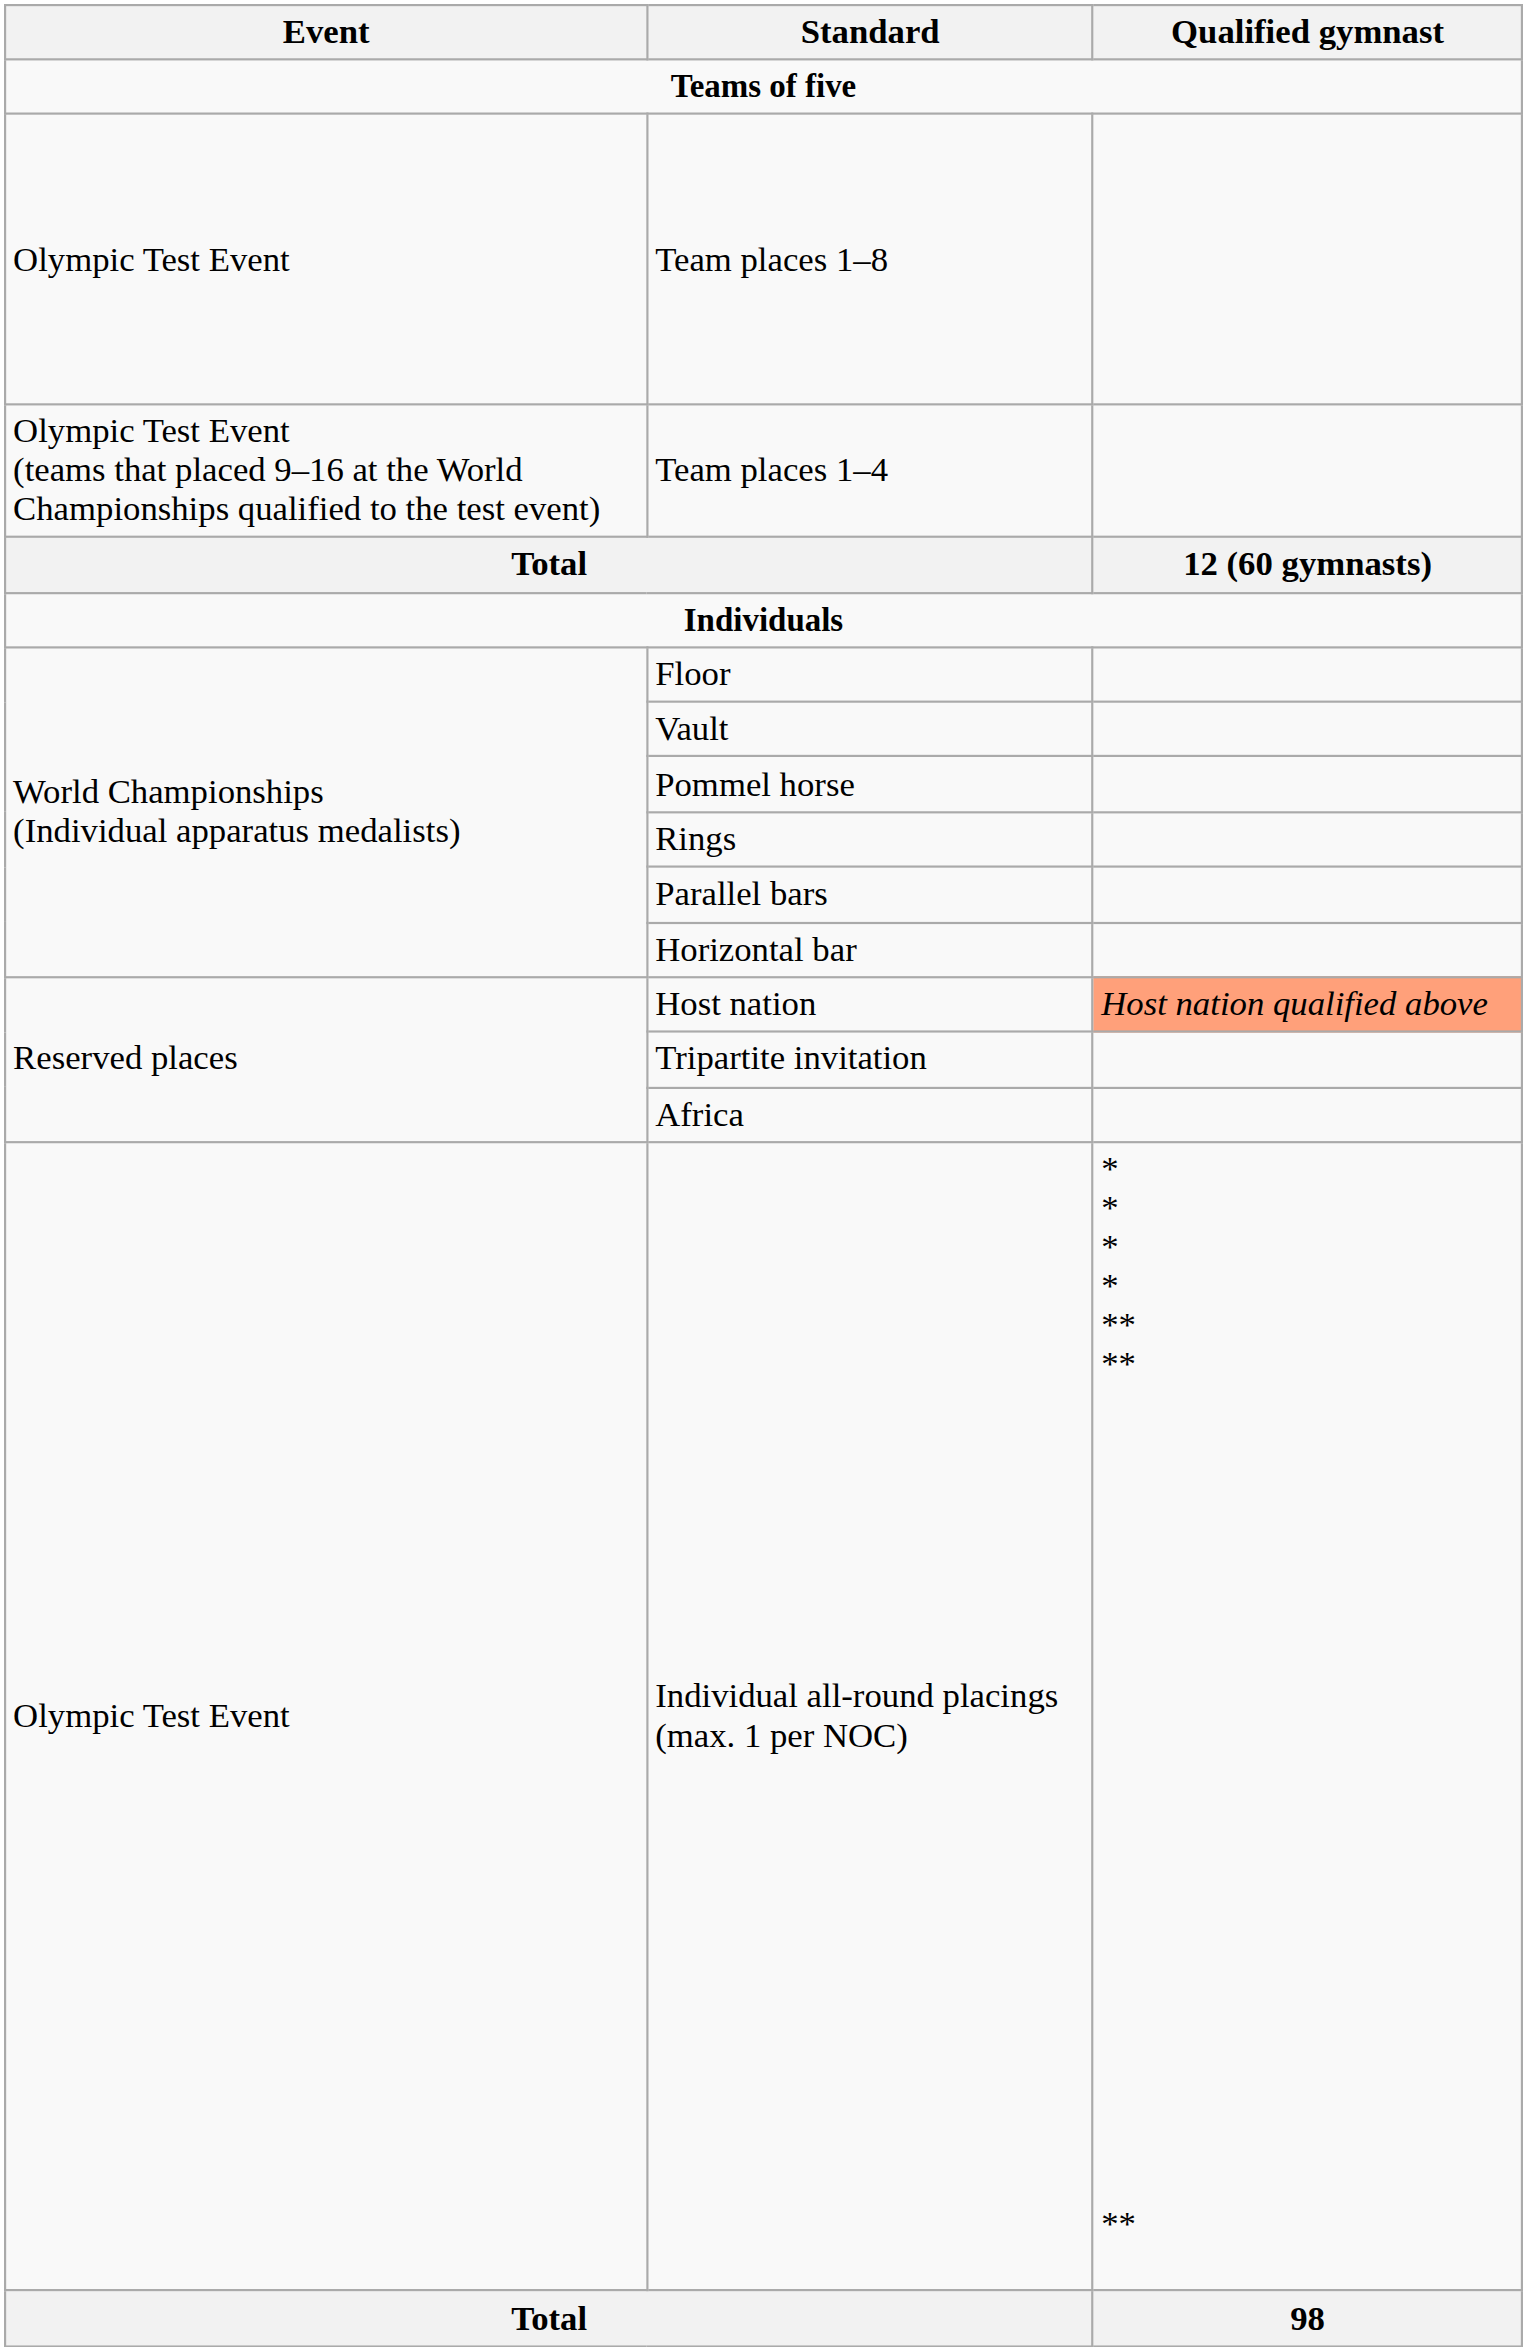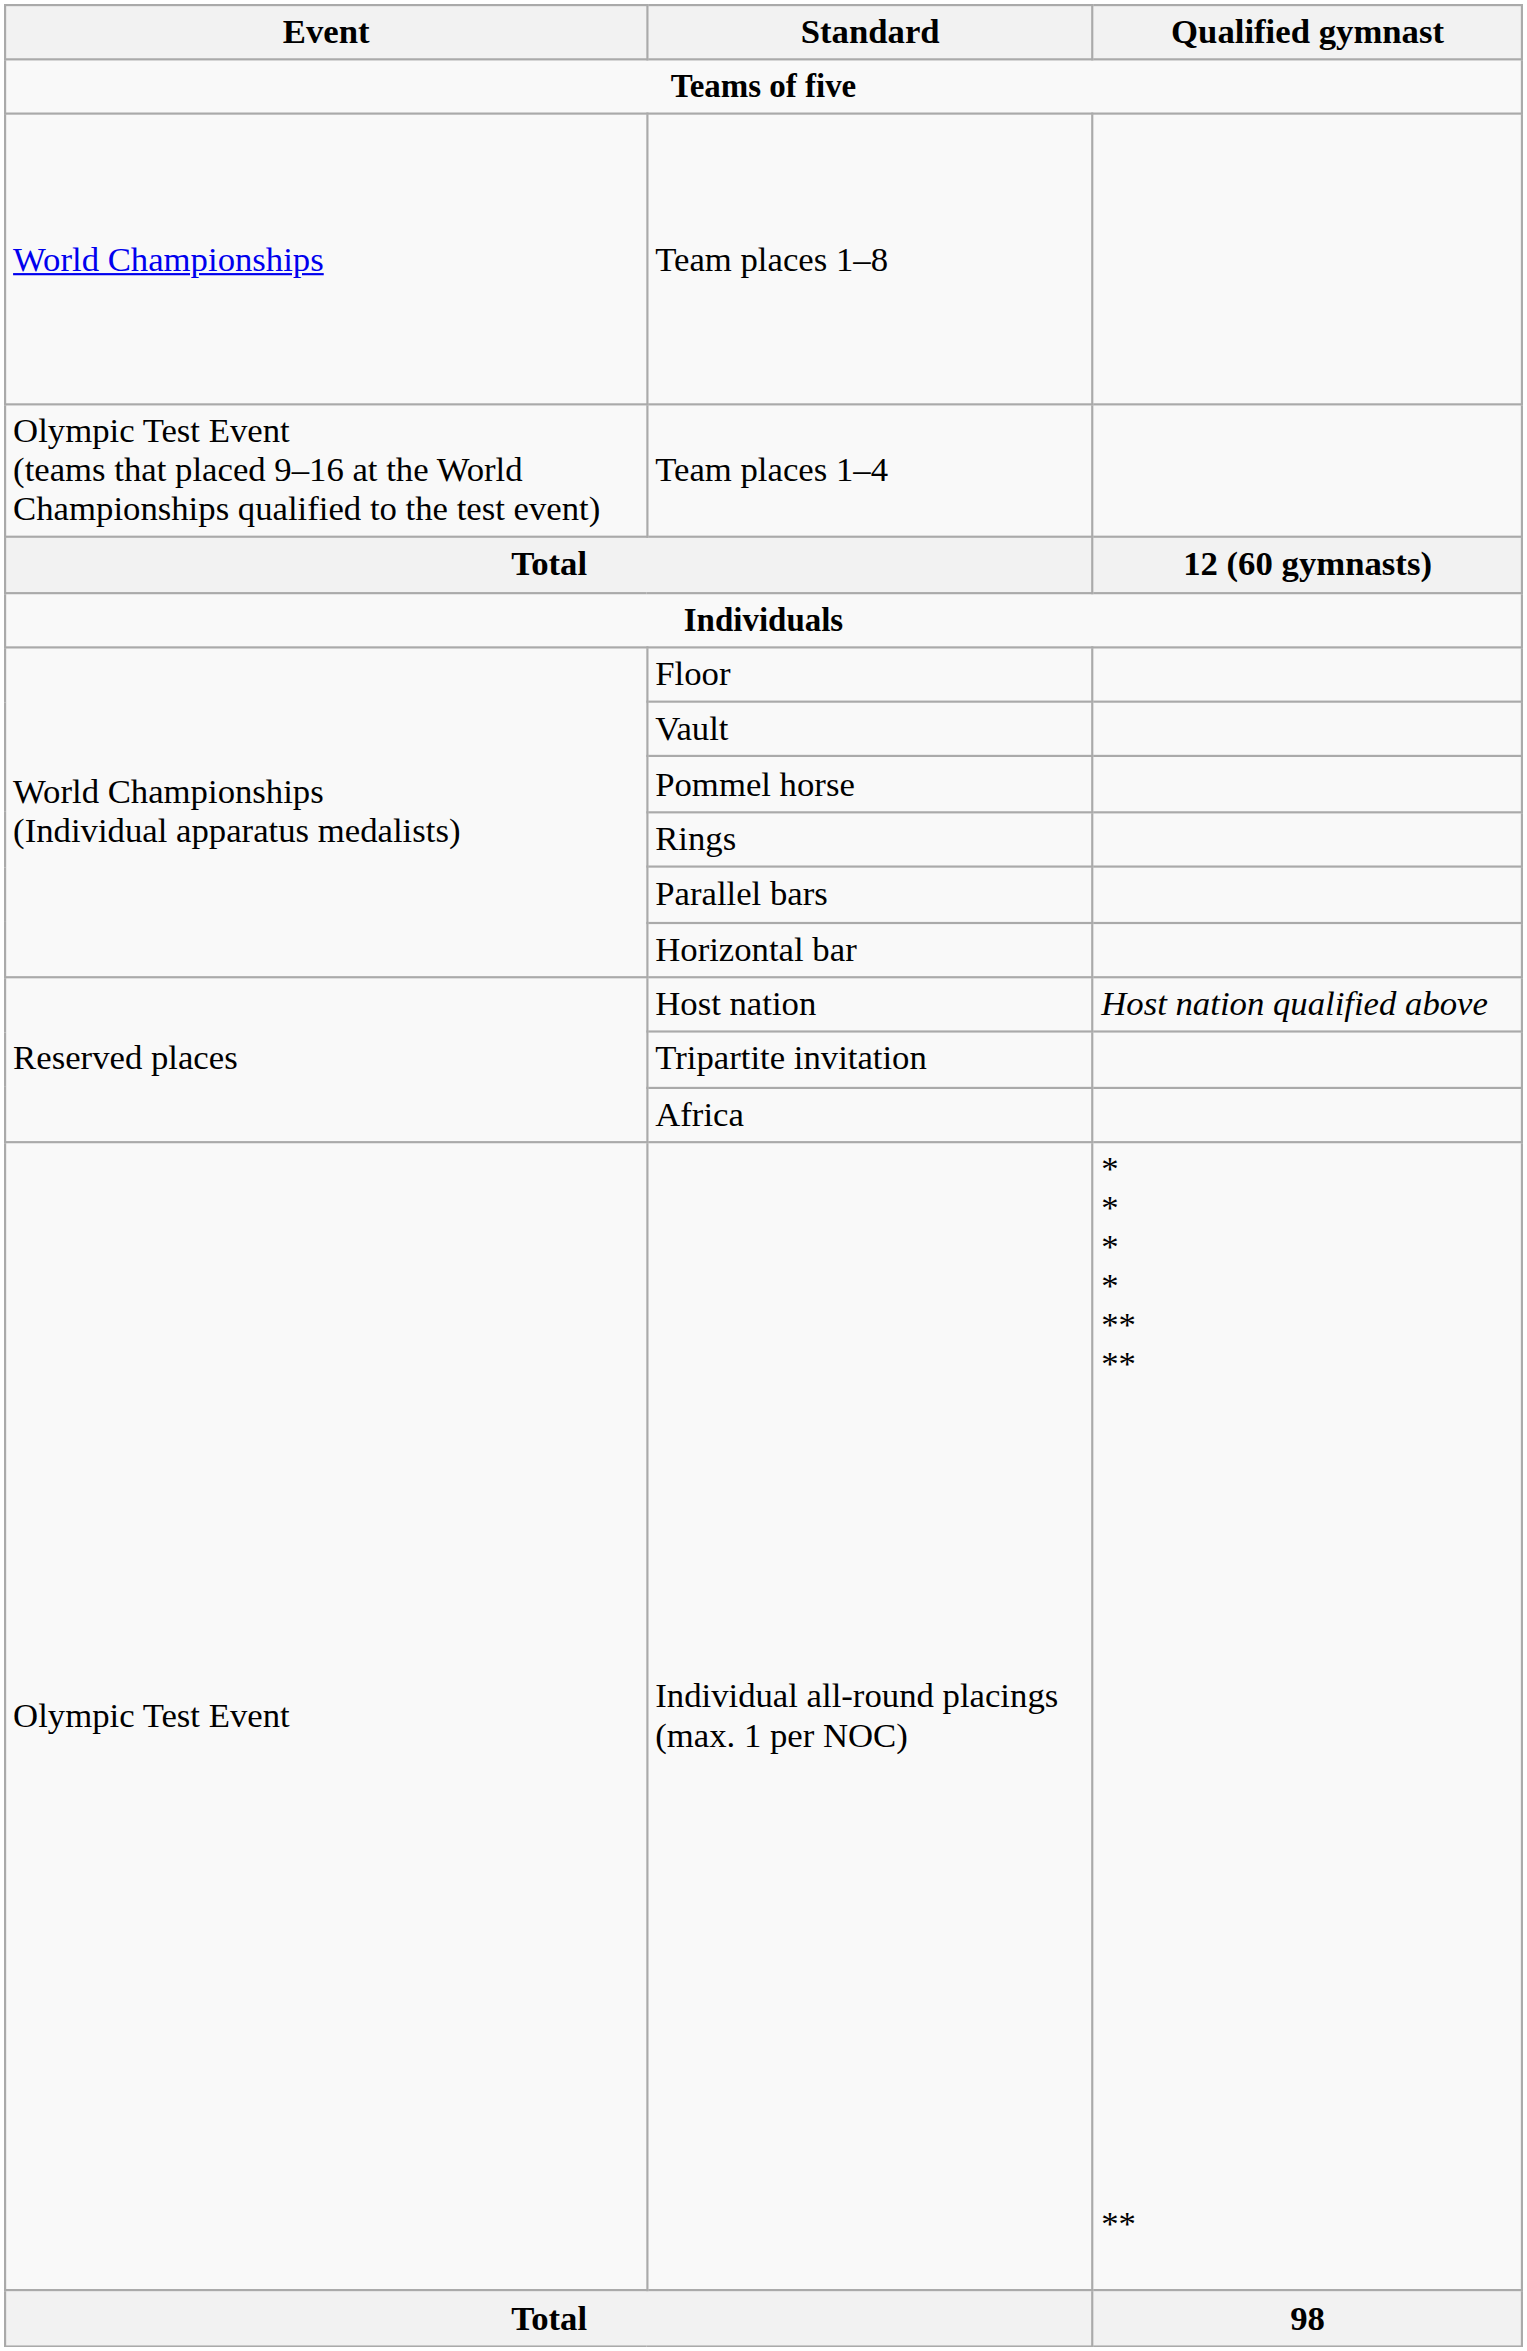(151, 258) Olympic Test Event -> (168, 258) World Championships
(1295, 1003) lightsalmon background -> (1295, 1003) no background
